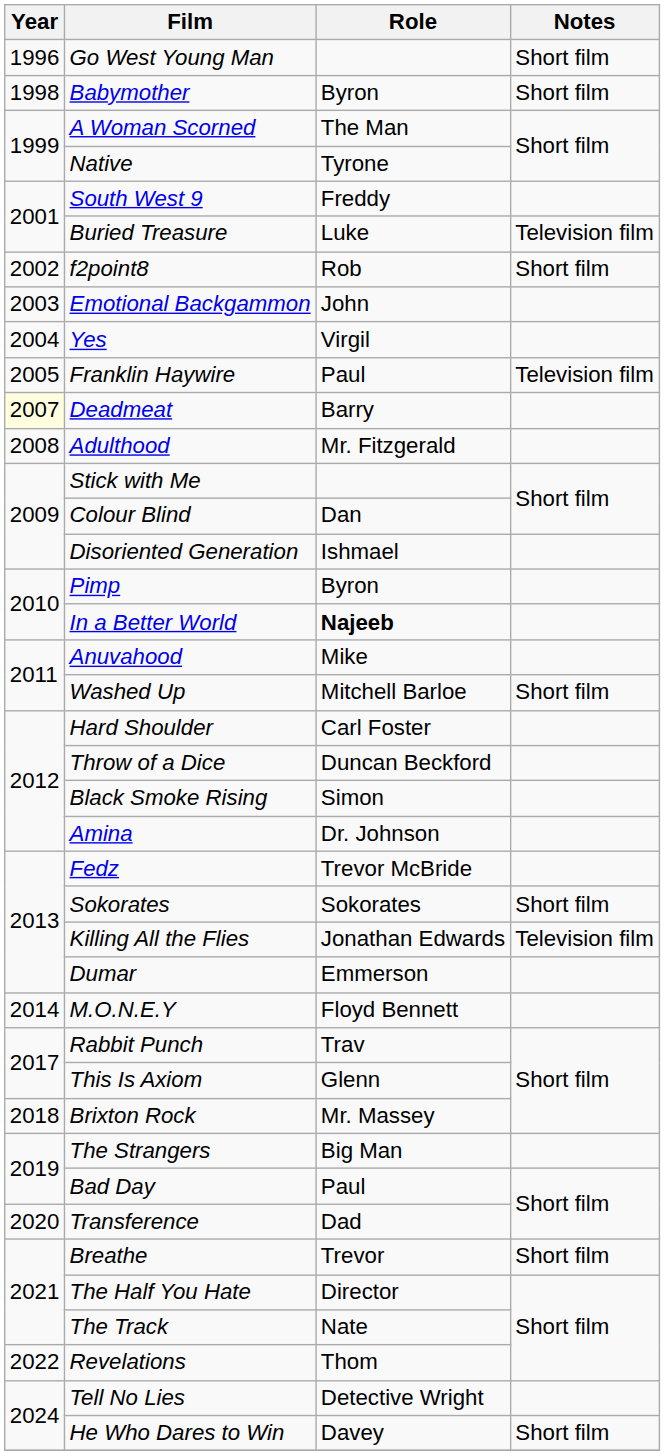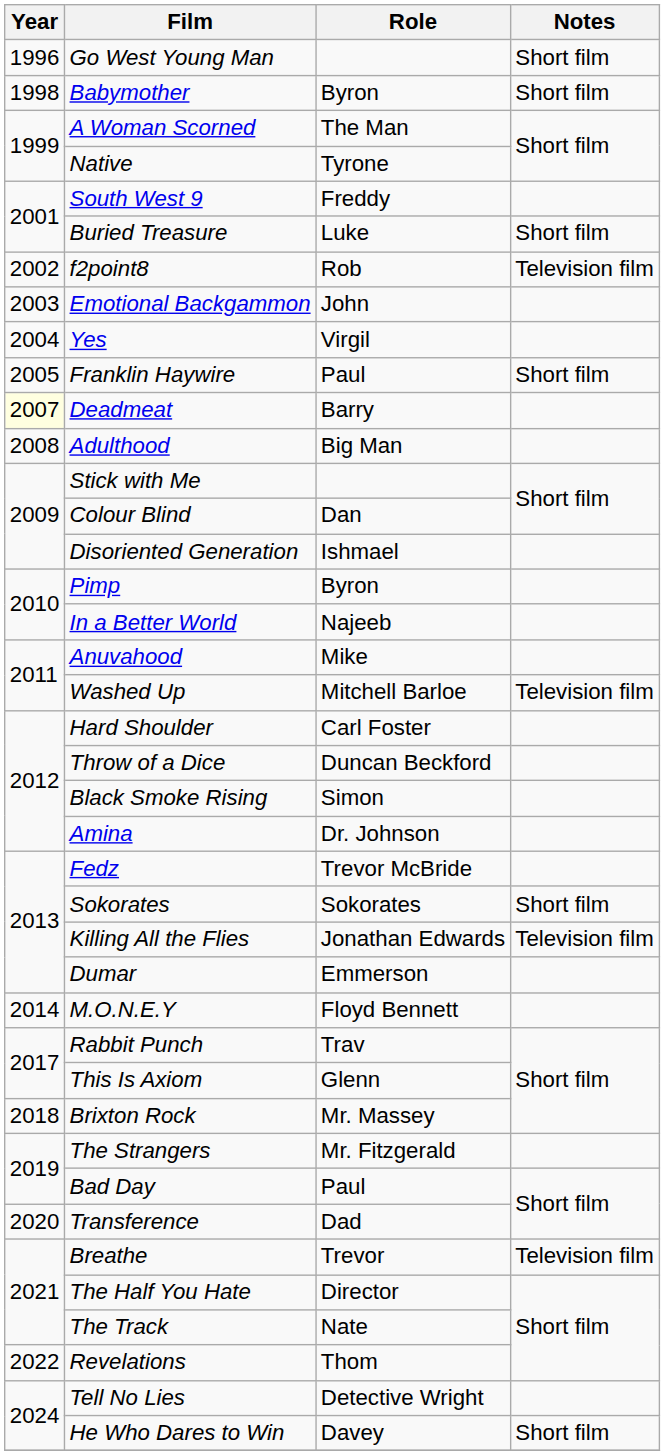(585, 233) Television film -> (562, 233) Short film
(562, 269) Short film -> (585, 269) Television film
(585, 374) Television film -> (562, 374) Short film
(388, 445) Mr. Fitzgerald -> (362, 445) Big Man
(357, 621) bold -> (356, 621) normal
(562, 692) Short film -> (585, 692) Television film
(362, 1150) Big Man -> (388, 1150) Mr. Fitzgerald
(562, 1256) Short film -> (585, 1256) Television film
